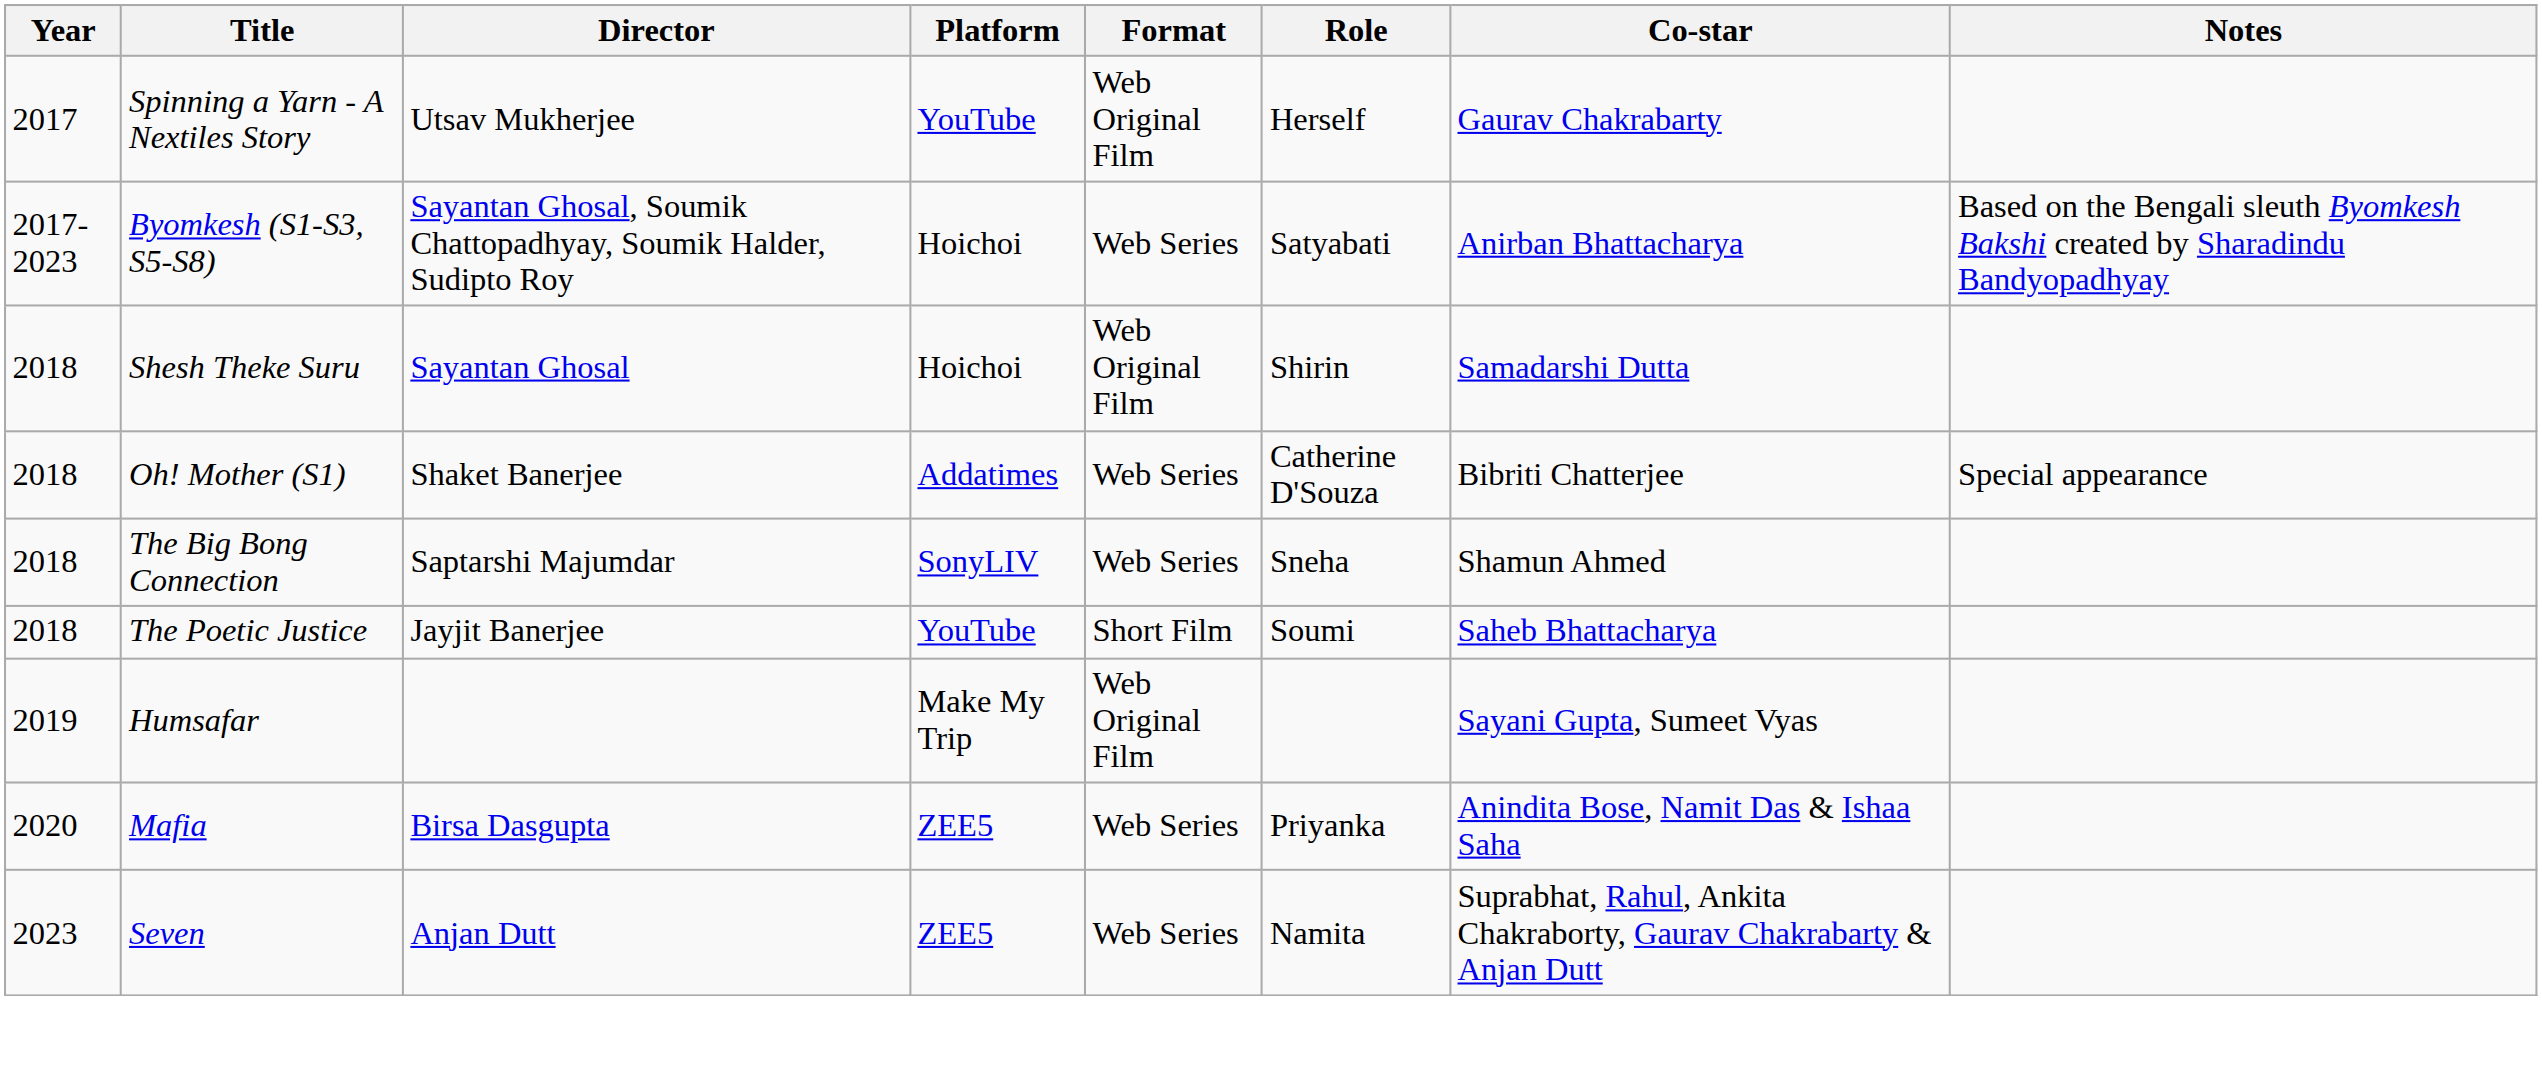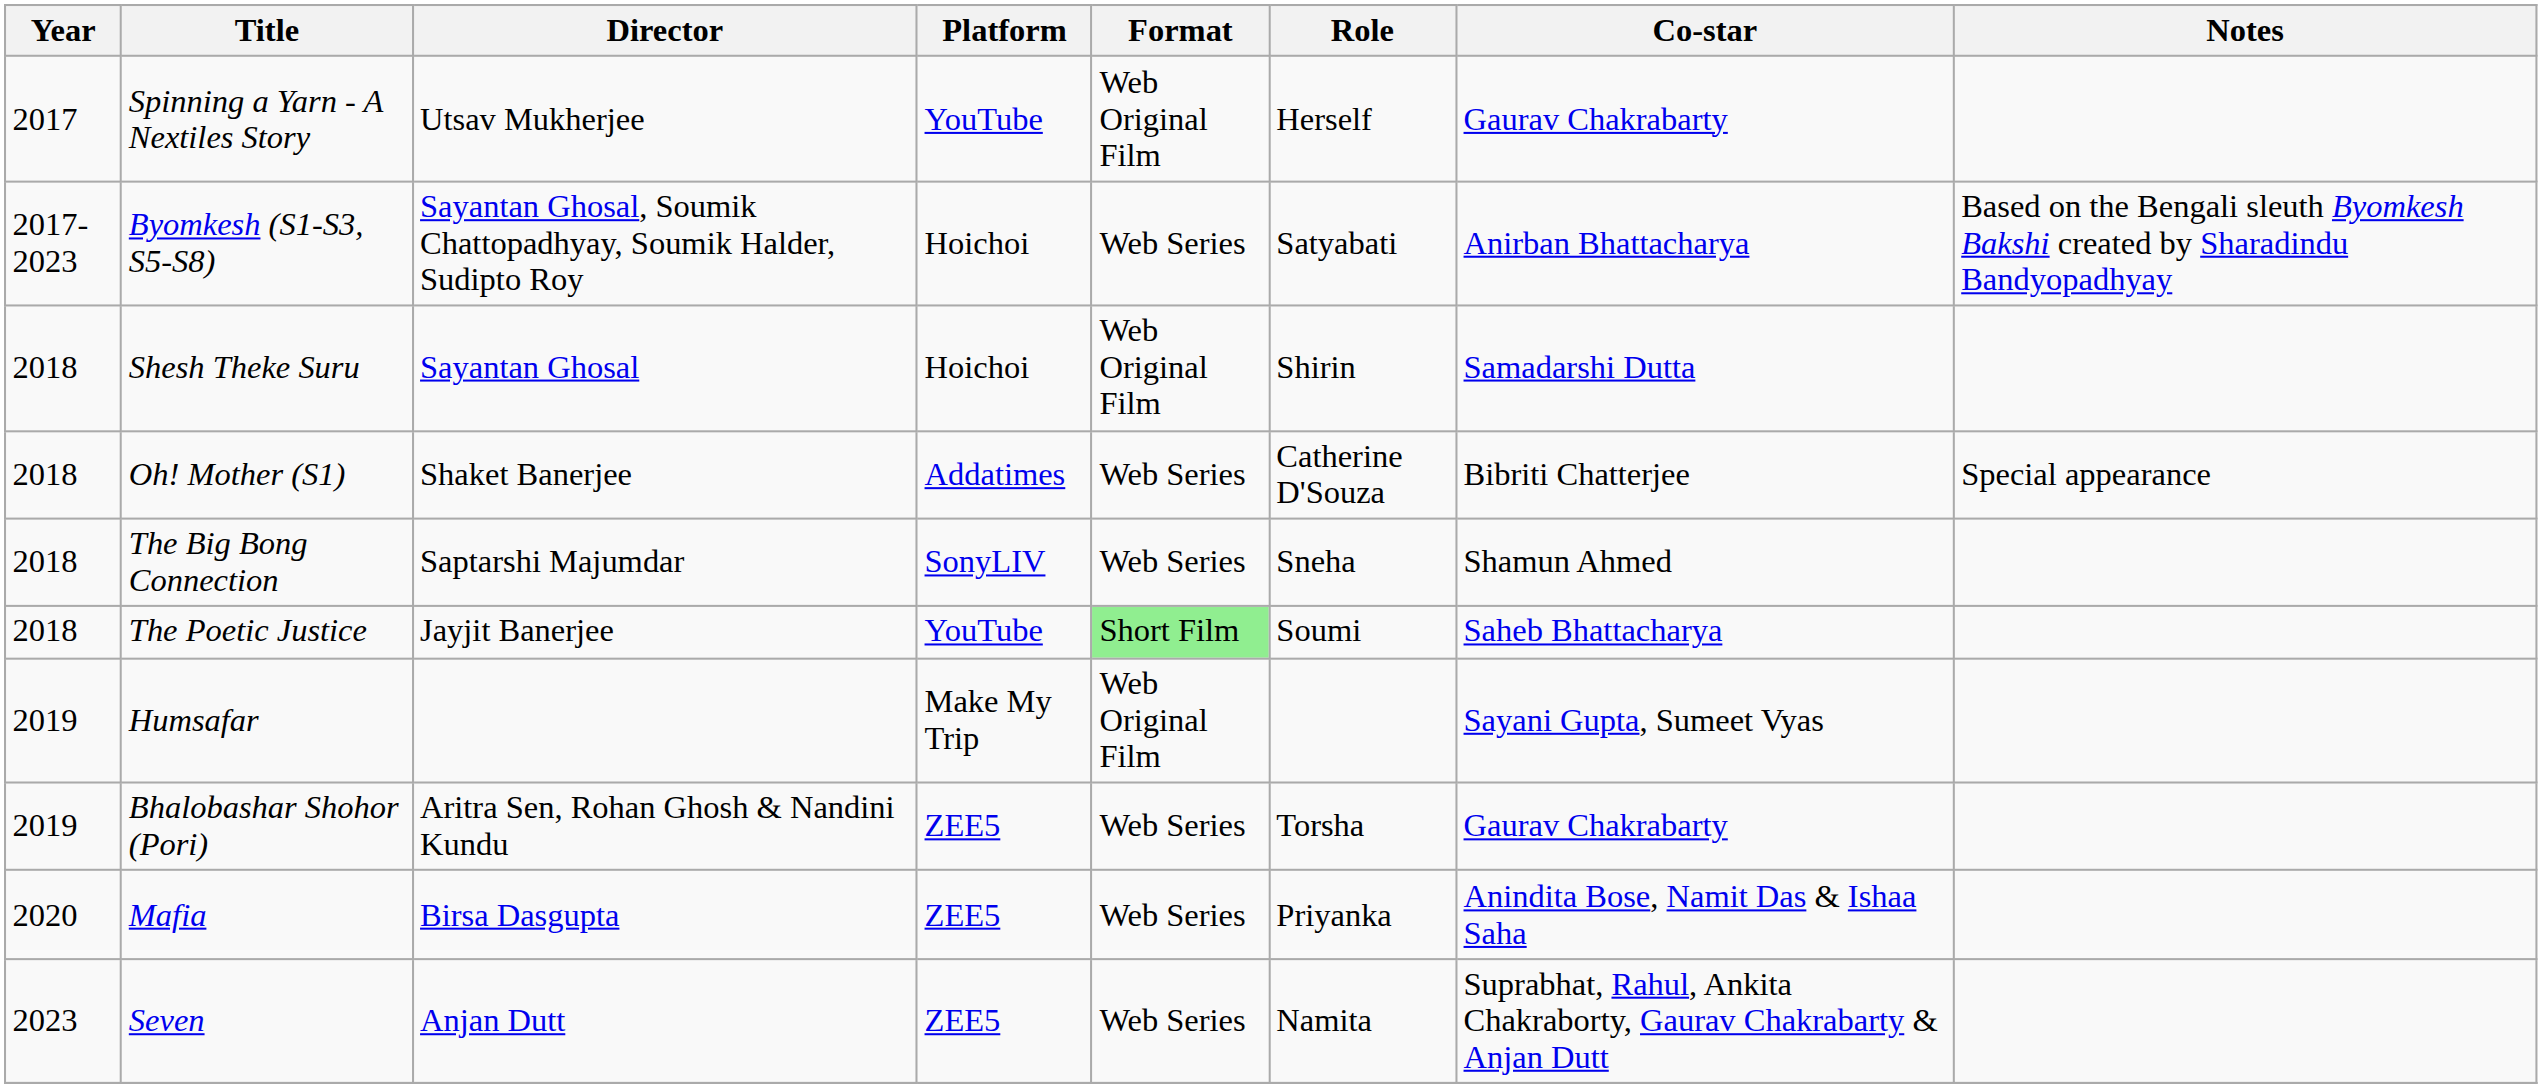(1162, 631) no background -> (1169, 631) lightgreen background
+ row: (264, 826)
